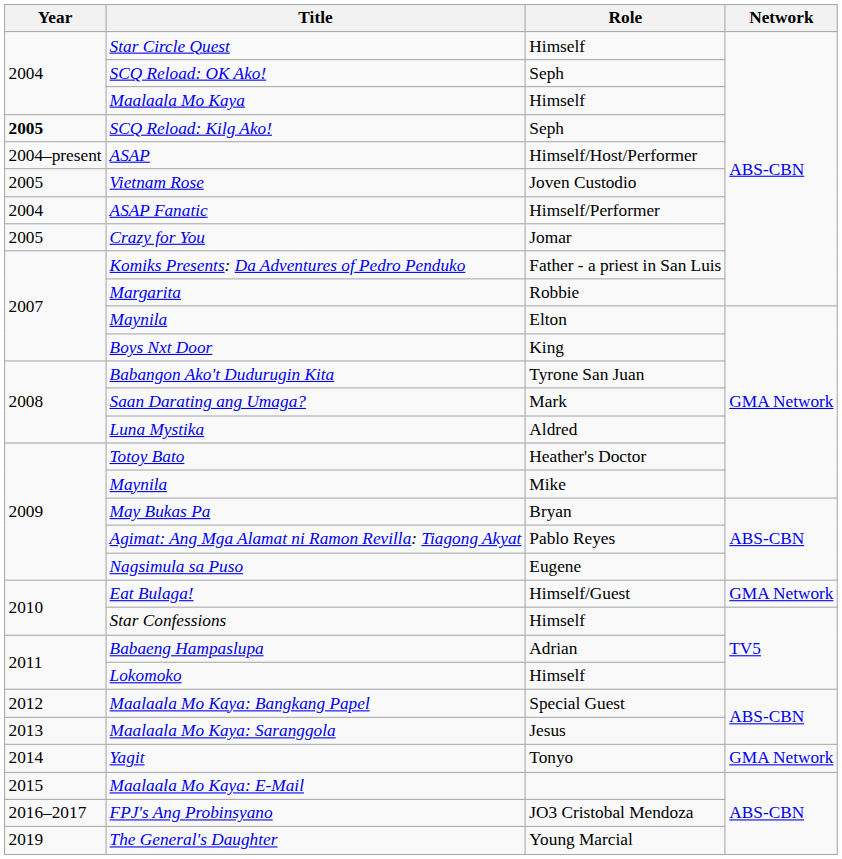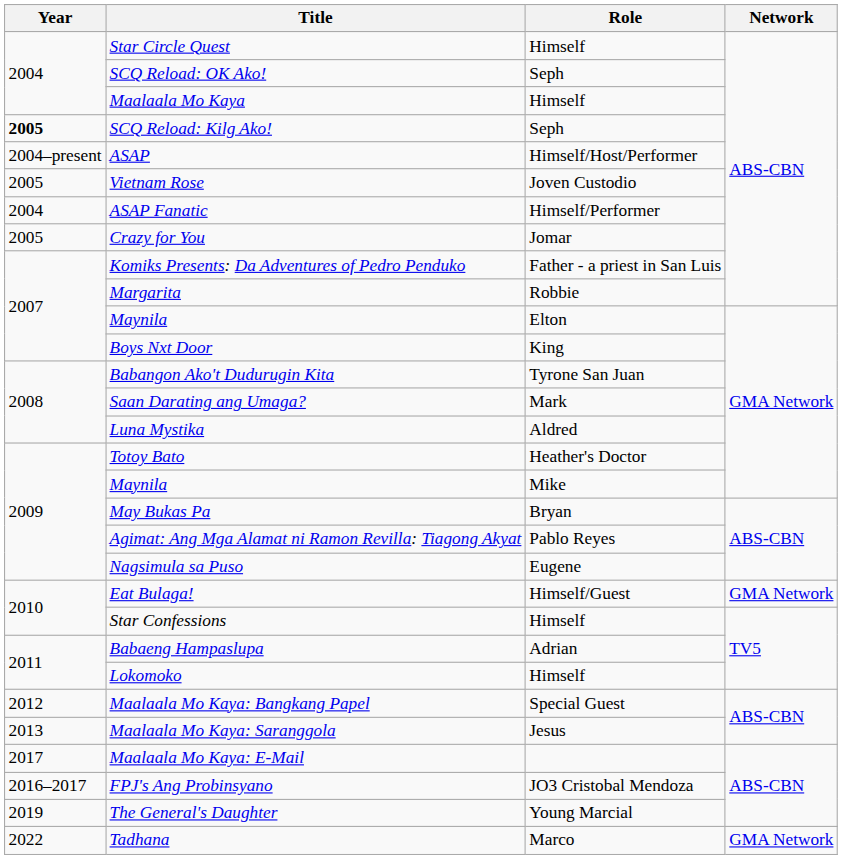- row: (127, 758)
(26, 785) 2015 -> (26, 758) 2017
+ row: (140, 840)
